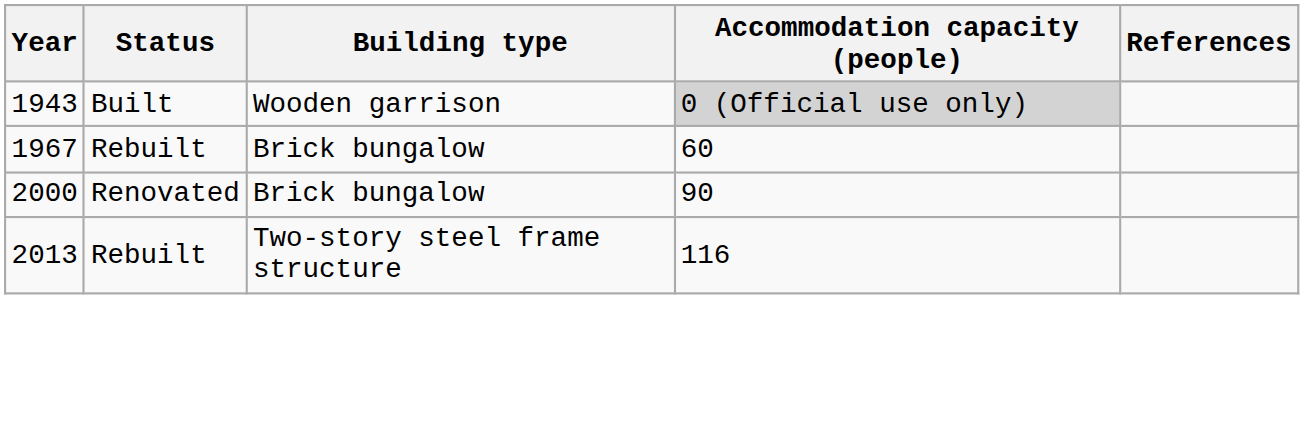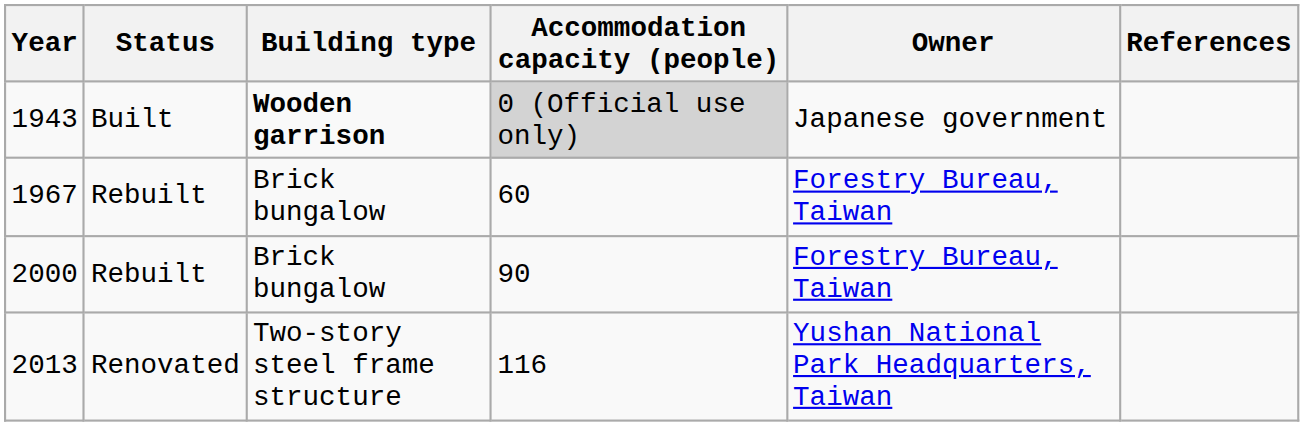+ column: (953, 43)
(377, 104) normal -> (319, 120) bold
(165, 194) Renovated -> (149, 274) Rebuilt
(149, 255) Rebuilt -> (165, 366) Renovated
